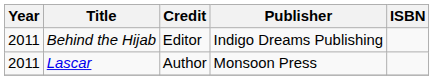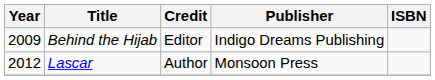(24, 39) 2011 -> (24, 39) 2009
(24, 63) 2011 -> (24, 63) 2012
